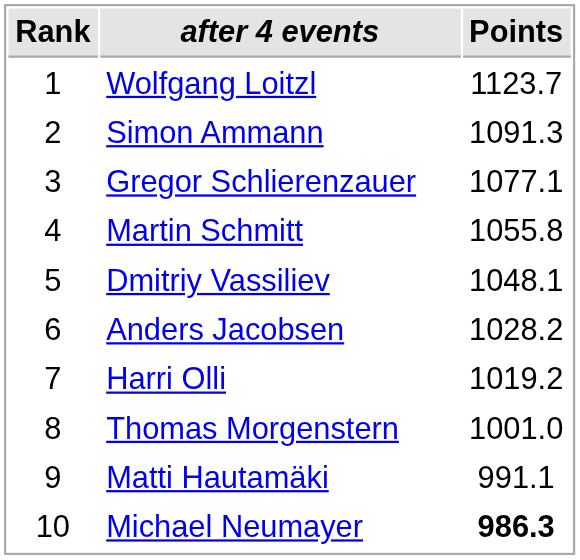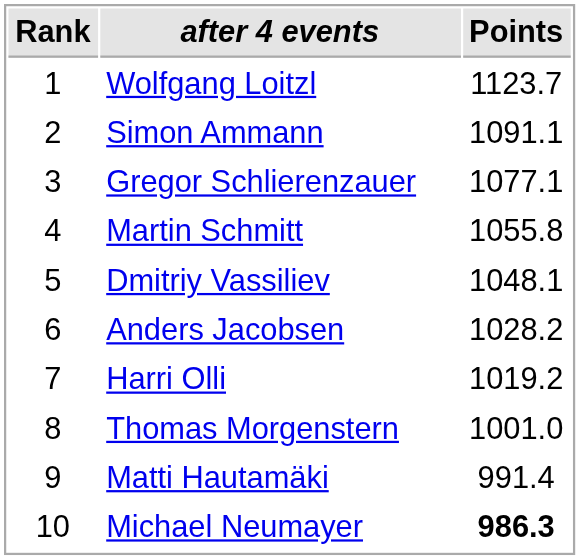(516, 133) 1091.3 -> (516, 133) 1091.1
(516, 478) 991.1 -> (516, 478) 991.4
